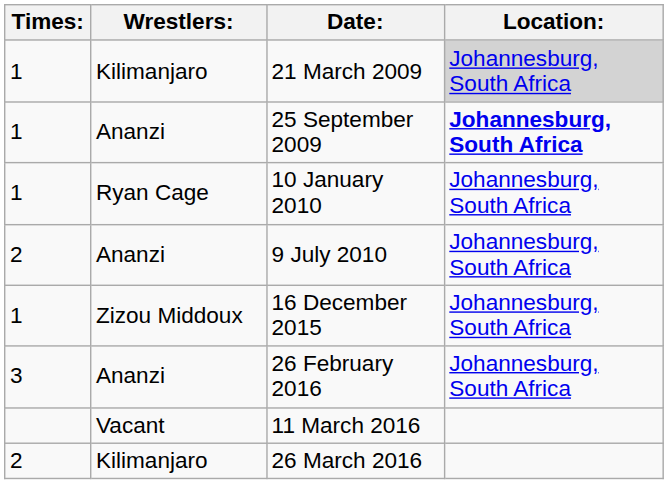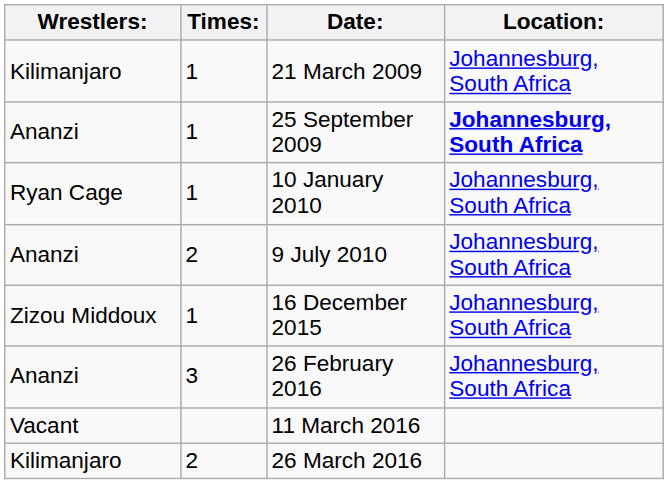columns swapped: (179, 22) <-> (48, 22)
(524, 70) lightgrey background -> (524, 70) no background
